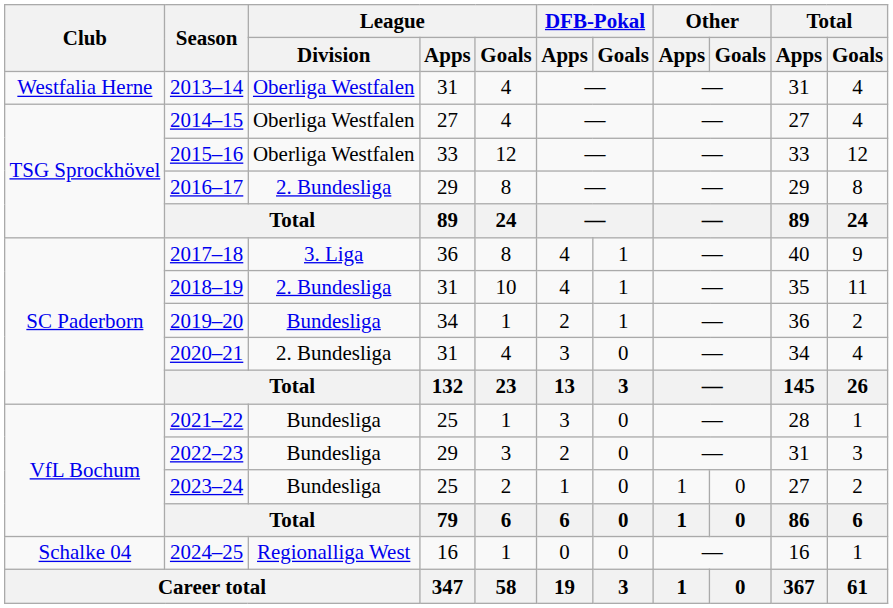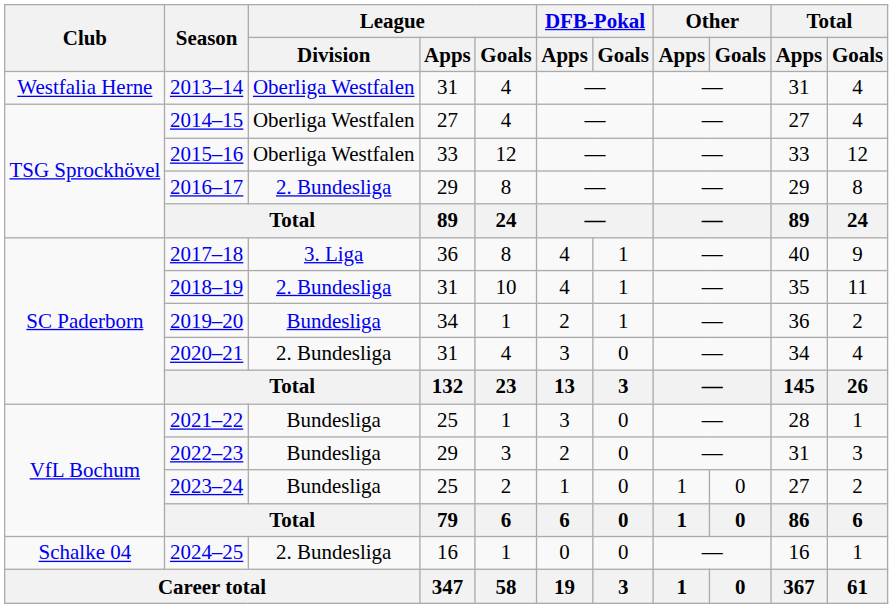(334, 552) Regionalliga West -> (334, 552) 2. Bundesliga
